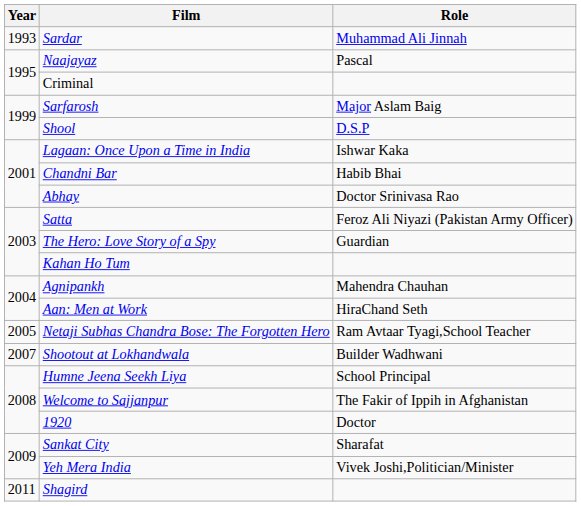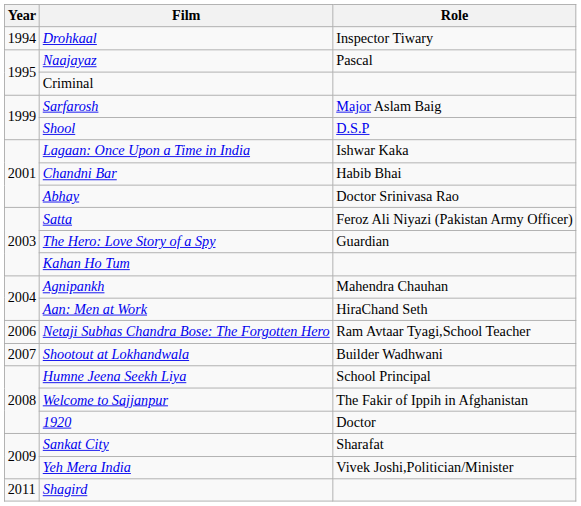- row: (62, 38)
+ row: (70, 38)
(22, 331) 2005 -> (22, 331) 2006
